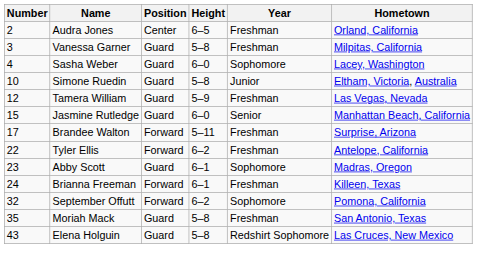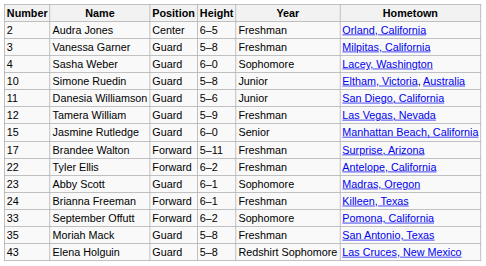+ row: (100, 99)
(13, 201) 32 -> (13, 218) 33
